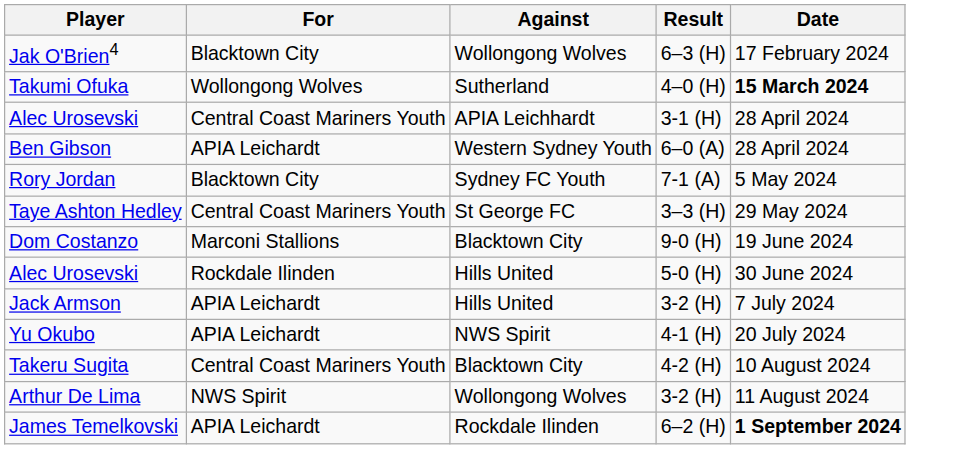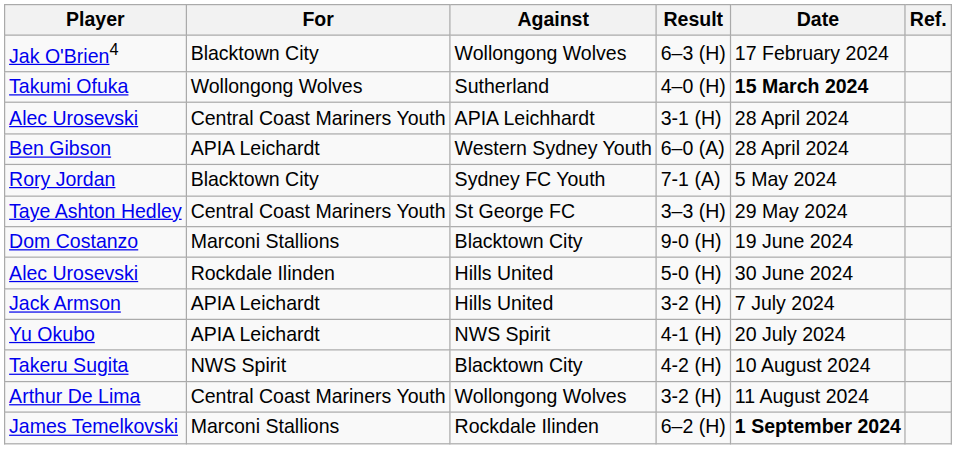+ column: (928, 19)
(318, 365) Central Coast Mariners Youth -> (238, 365) NWS Spirit
(238, 396) NWS Spirit -> (318, 396) Central Coast Mariners Youth
(255, 427) APIA Leichardt -> (265, 427) Marconi Stallions
